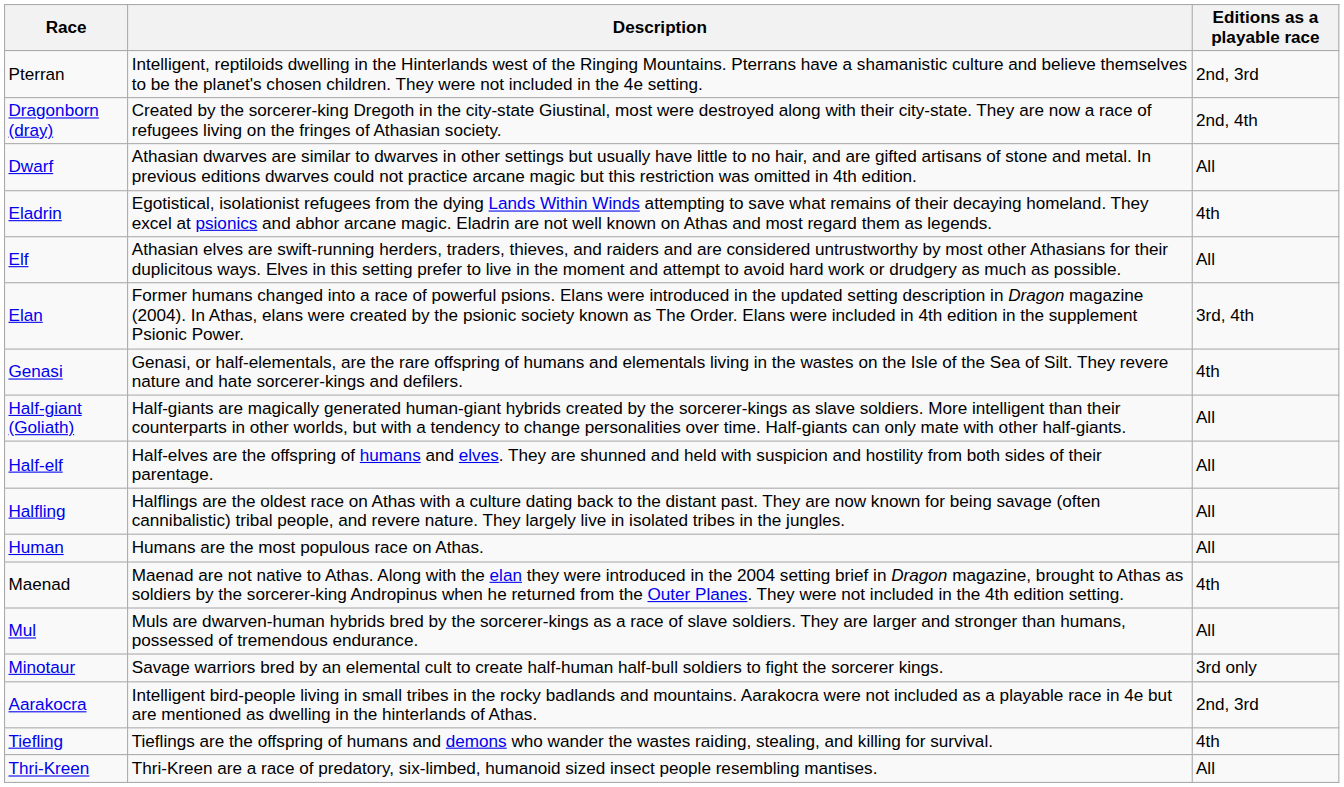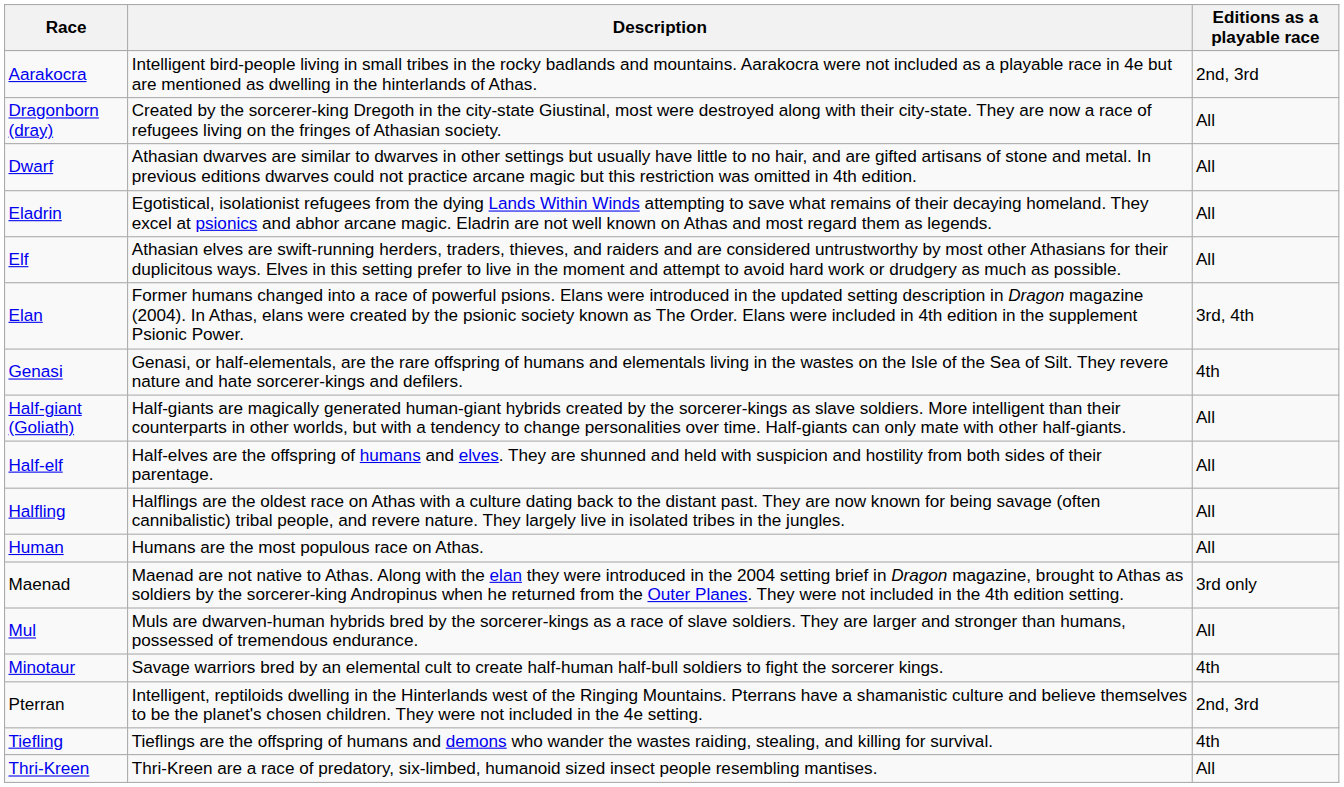rows swapped: (47, 704) <-> (37, 74)
(1227, 120) 2nd, 4th -> (1205, 120) All
(1208, 213) 4th -> (1205, 213) All
(1208, 584) 4th -> (1226, 584) 3rd only
(1226, 667) 3rd only -> (1208, 667) 4th
